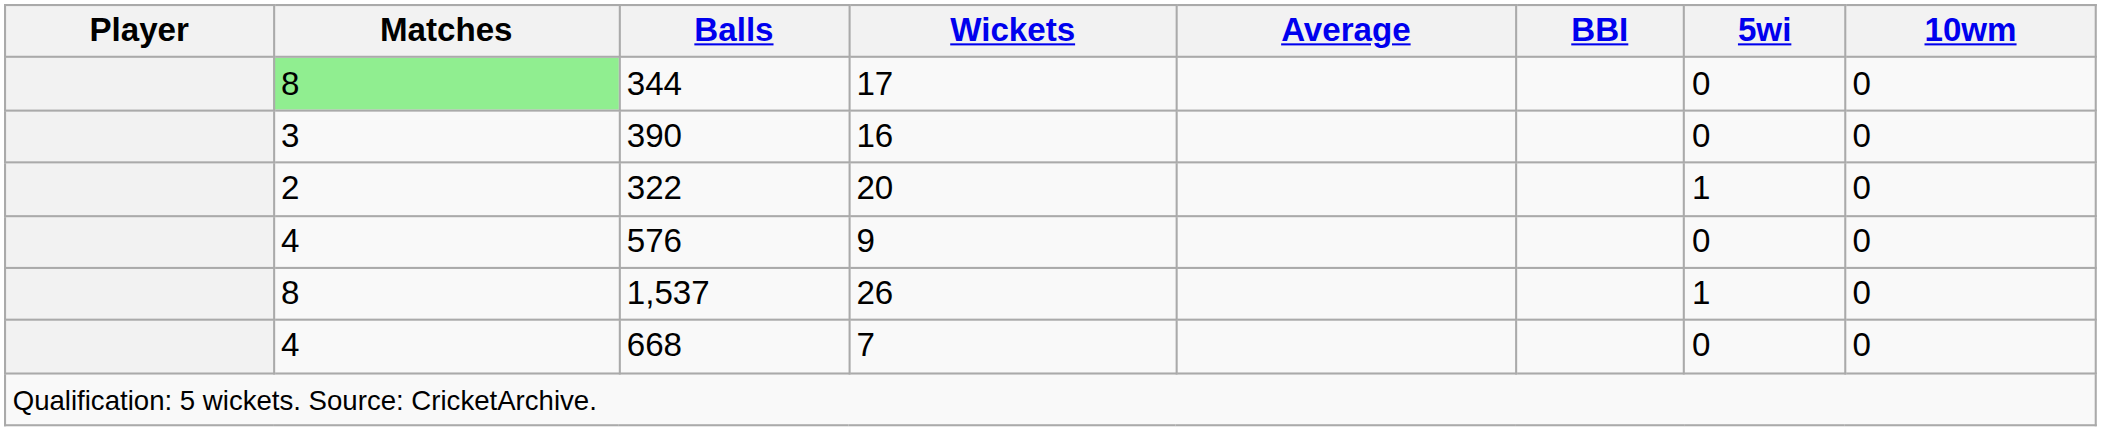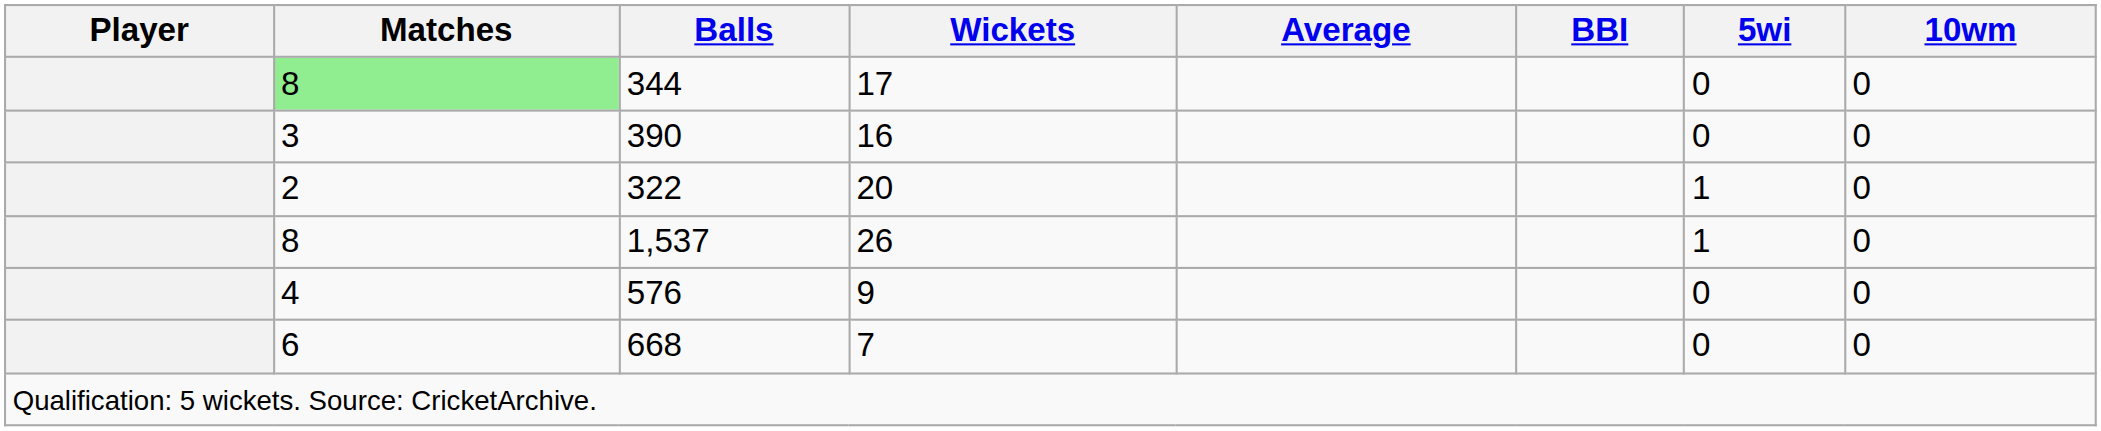rows swapped: (668, 293) <-> (654, 240)
(290, 345) 4 -> (290, 345) 6
